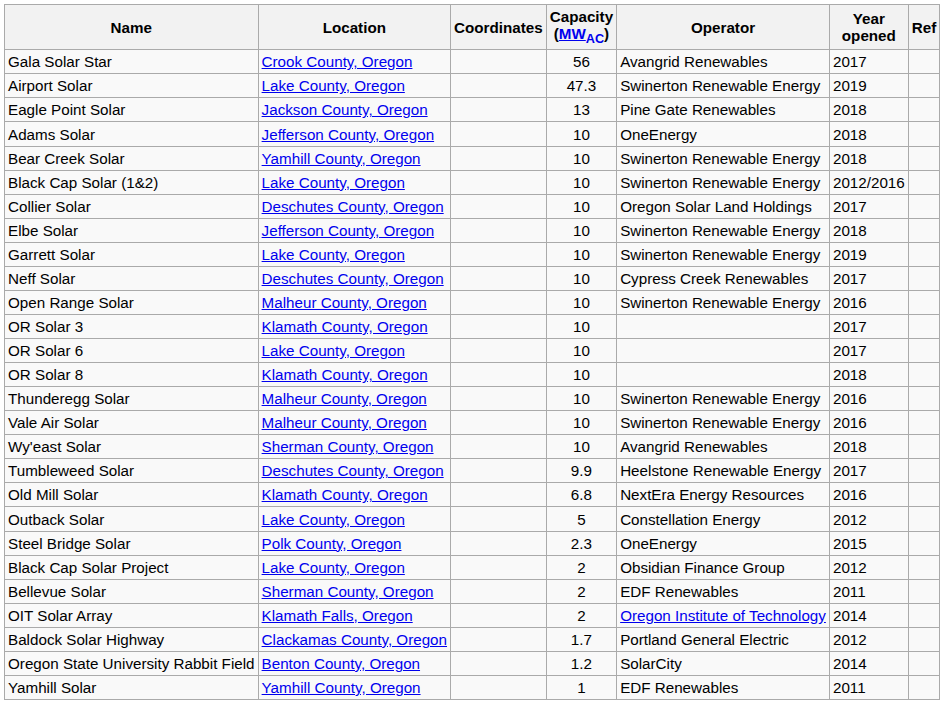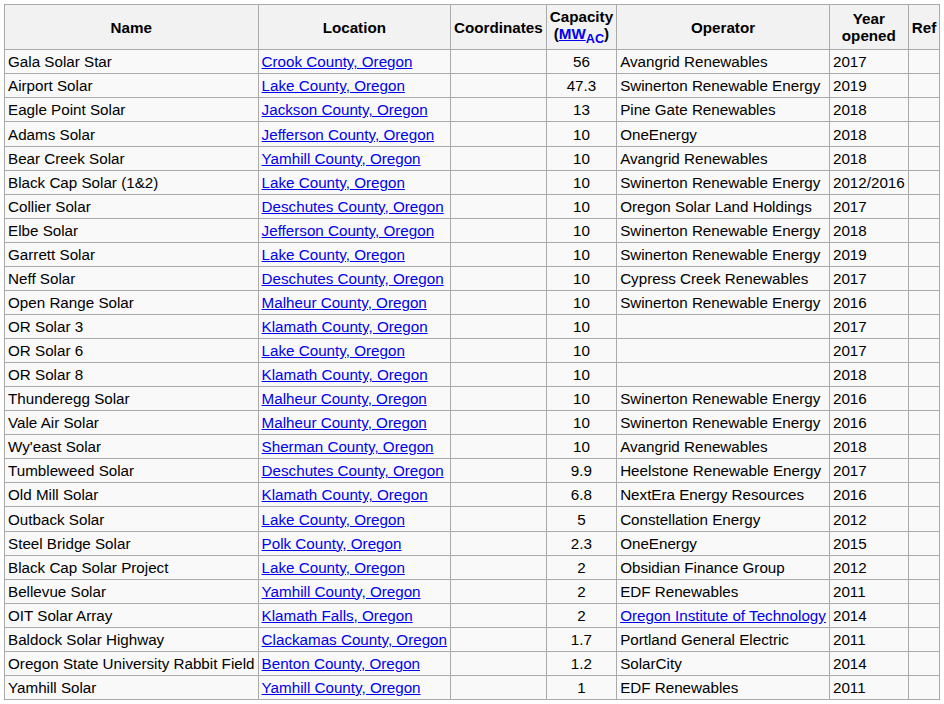(720, 158) Swinerton Renewable Energy -> (694, 158) Avangrid Renewables
(348, 591) Sherman County, Oregon -> (341, 591) Yamhill County, Oregon
(850, 639) 2012 -> (849, 639) 2011
